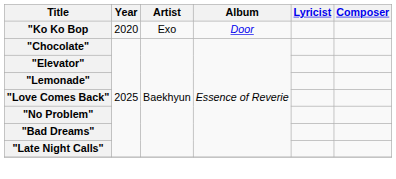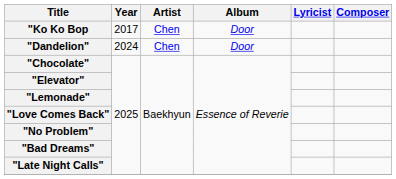(126, 30) 2020 -> (126, 30) 2017
(167, 30) Exo -> (167, 30) Chen
+ row: (58, 47)
